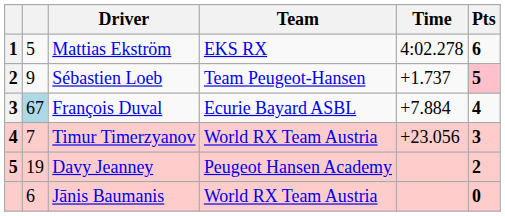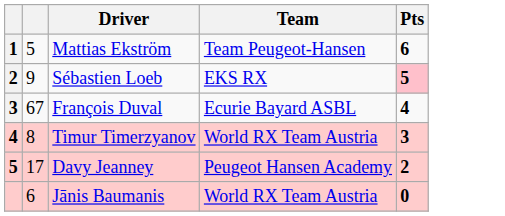- column: (432, 19)
(236, 49) EKS RX -> (285, 49) Team Peugeot-Hansen
(285, 78) Team Peugeot-Hansen -> (236, 78) EKS RX
(35, 108) lightblue background -> (35, 108) no background
(31, 137) 7 -> (31, 137) 8
(35, 167) 19 -> (35, 167) 17
